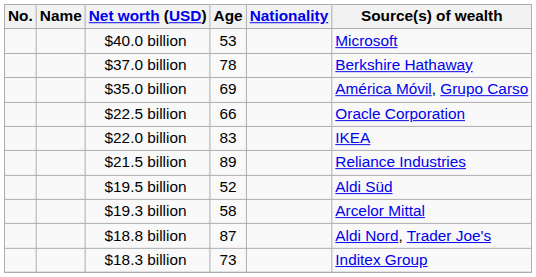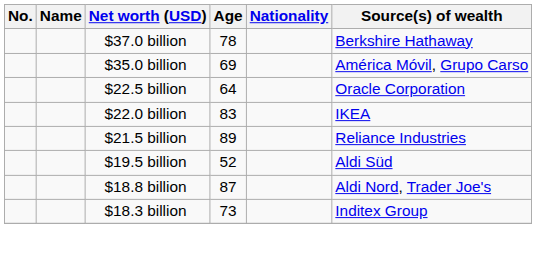- row: (148, 41)
(228, 114) 66 -> (228, 89) 64
- row: (148, 211)
